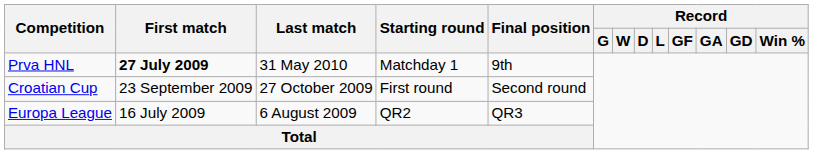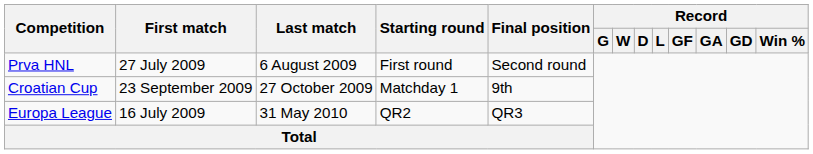(164, 64) bold -> (162, 64) normal
(303, 64) 31 May 2010 -> (308, 64) 6 August 2009
(419, 64) Matchday 1 -> (416, 64) First round
(502, 64) 9th -> (539, 64) Second round
(416, 88) First round -> (419, 88) Matchday 1
(539, 88) Second round -> (502, 88) 9th
(308, 112) 6 August 2009 -> (303, 112) 31 May 2010
